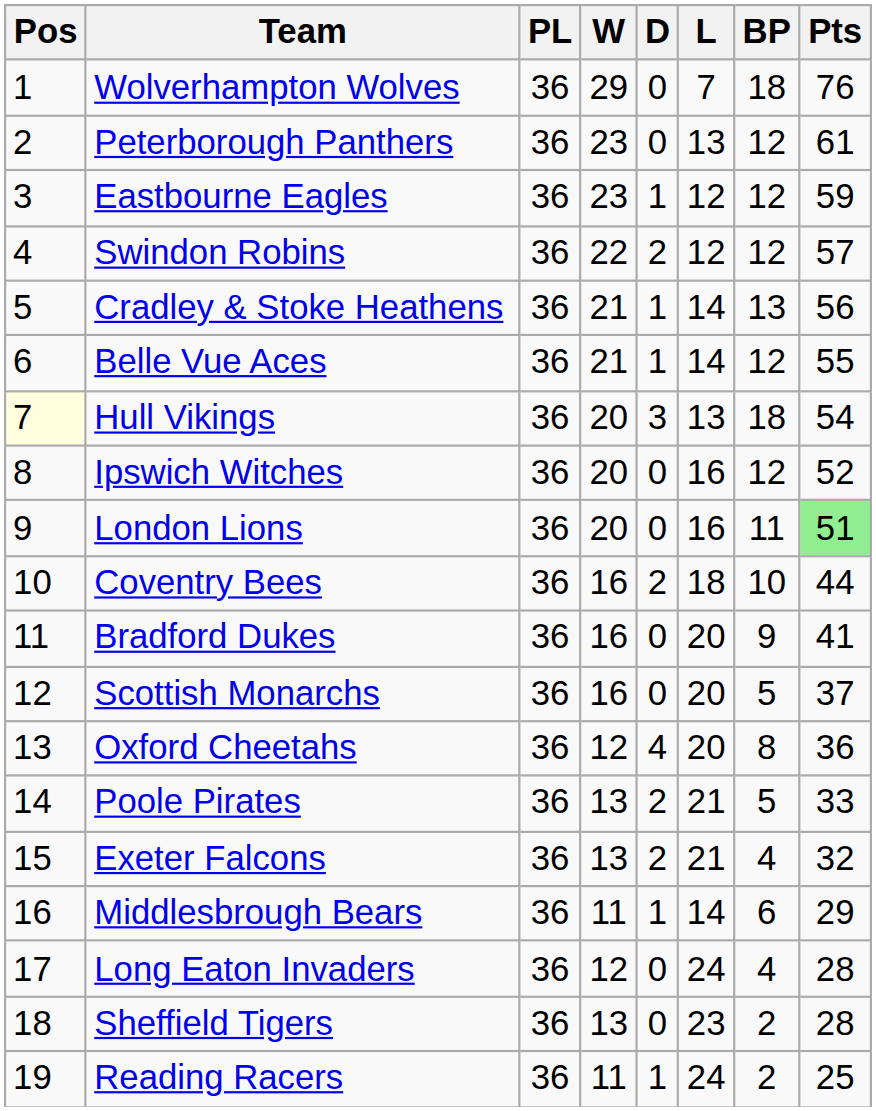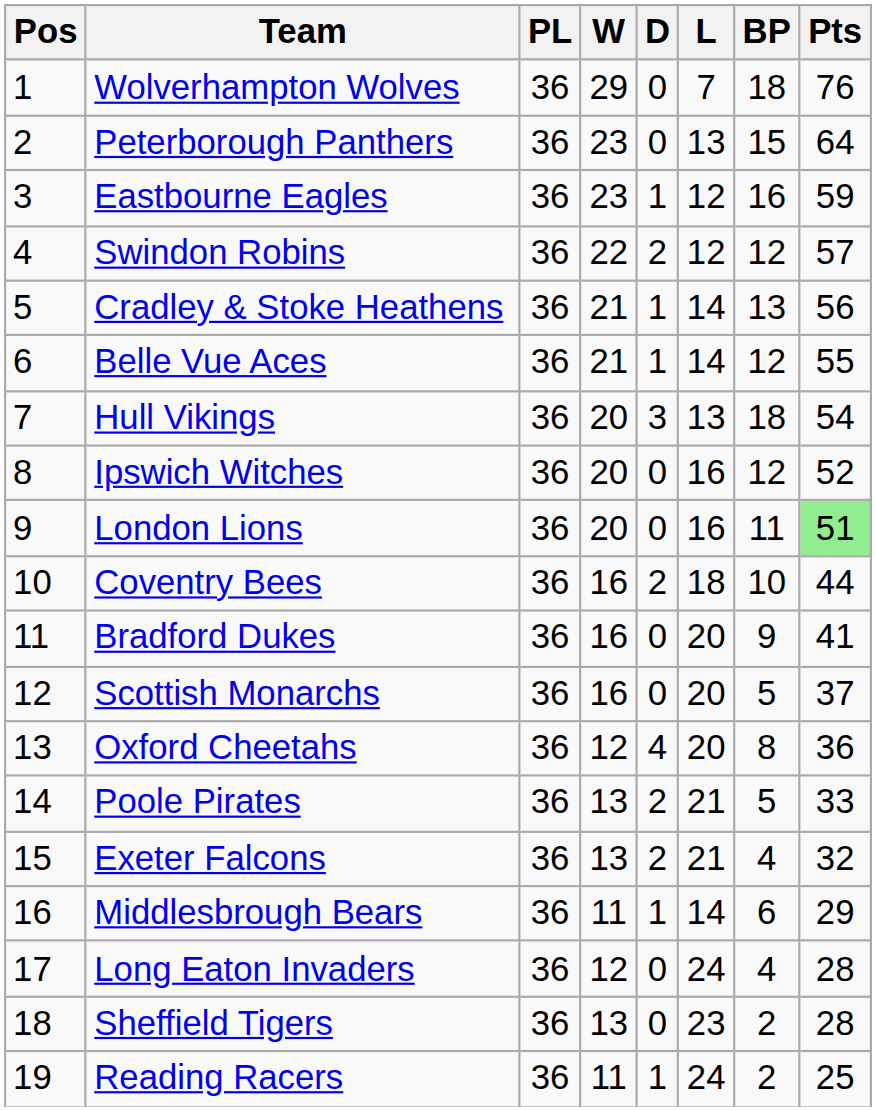(767, 142) 12 -> (767, 142) 15
(835, 142) 61 -> (835, 142) 64
(767, 197) 12 -> (767, 197) 16
(23, 417) lightyellow background -> (23, 417) no background
